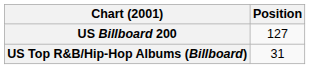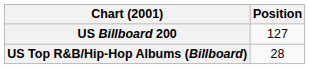(278, 53) 31 -> (278, 53) 28
